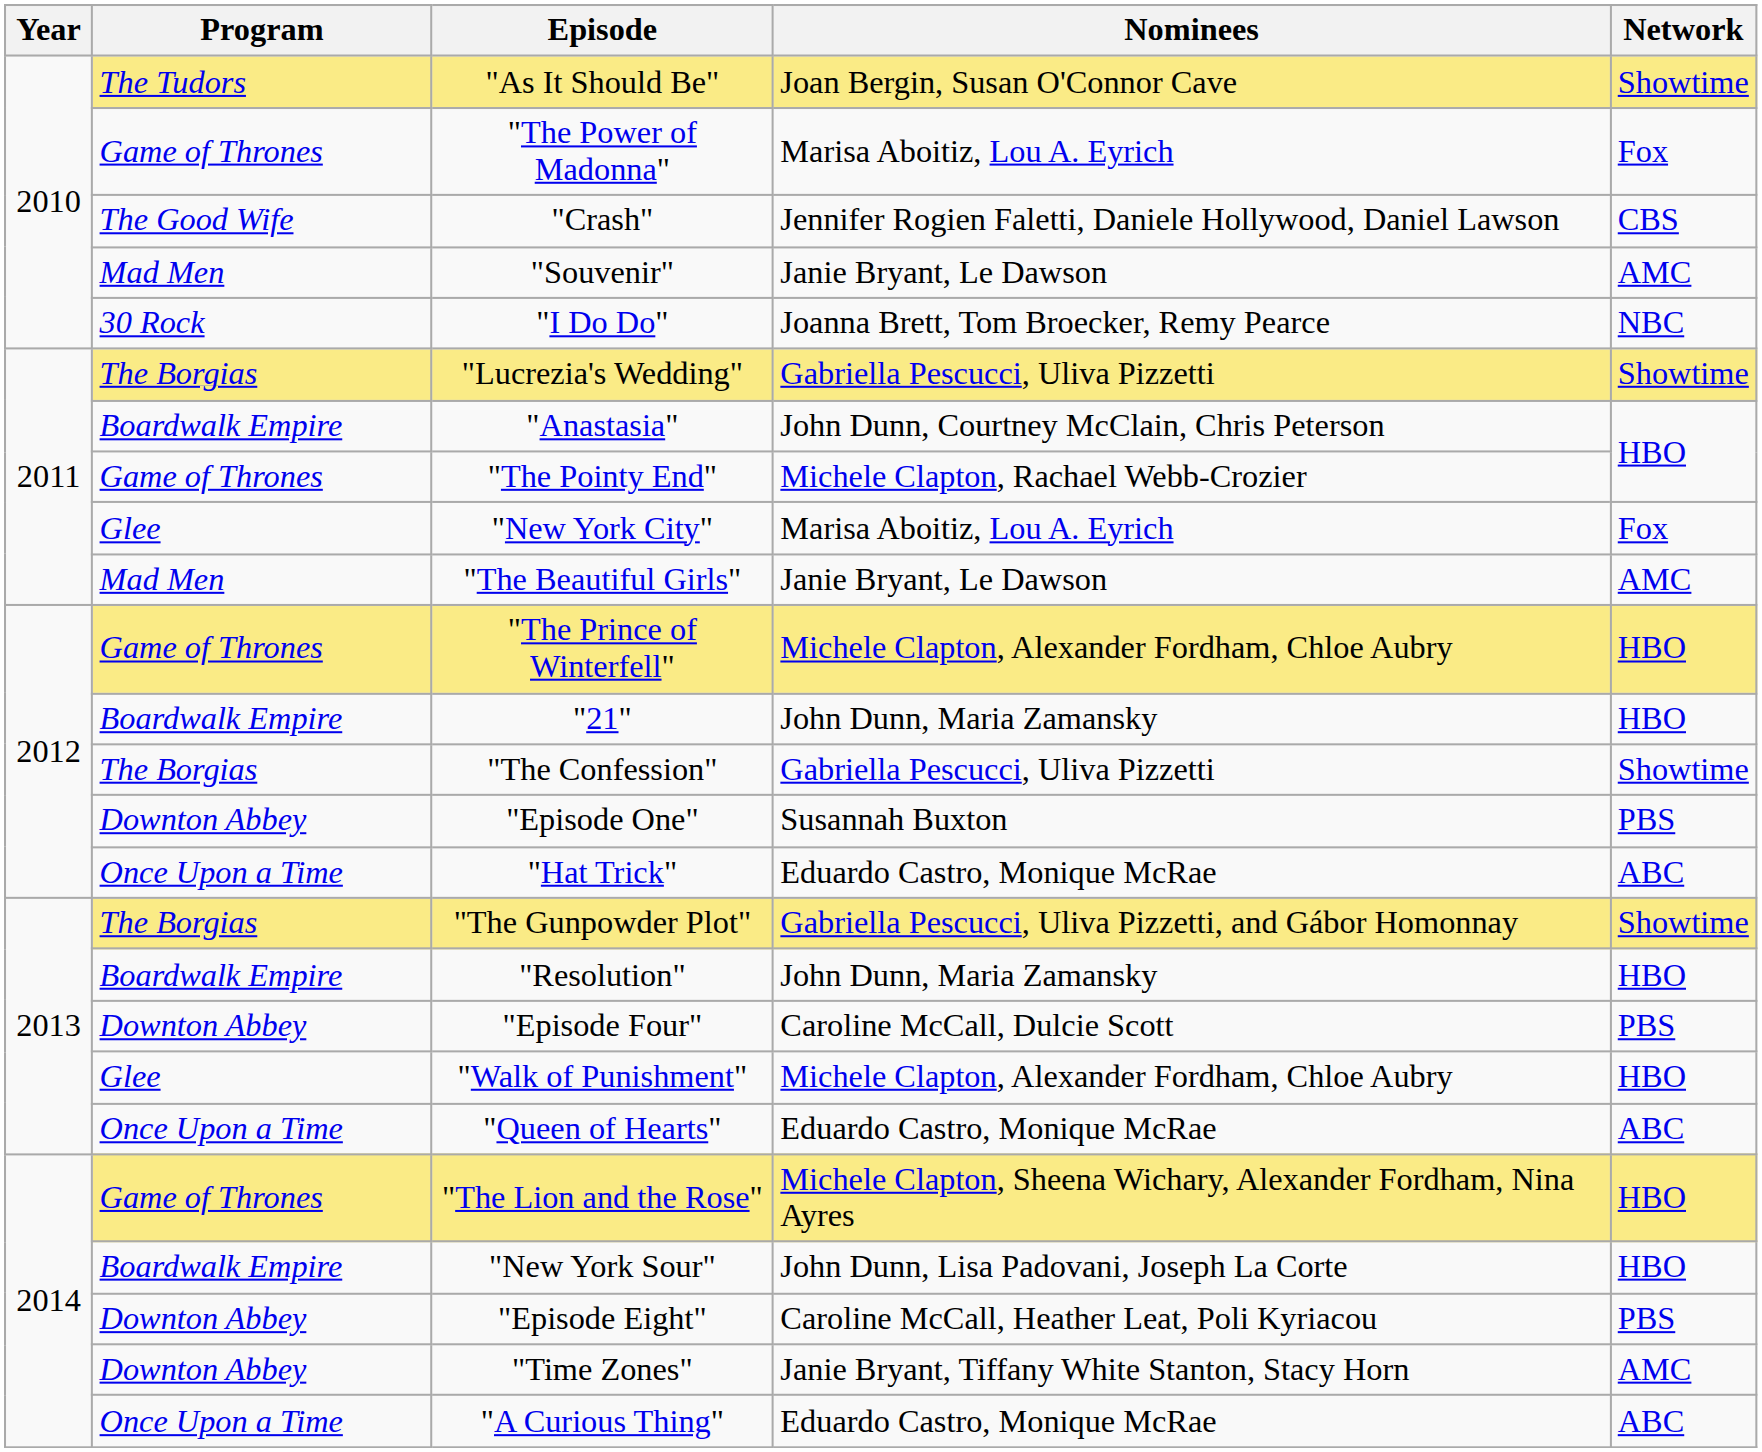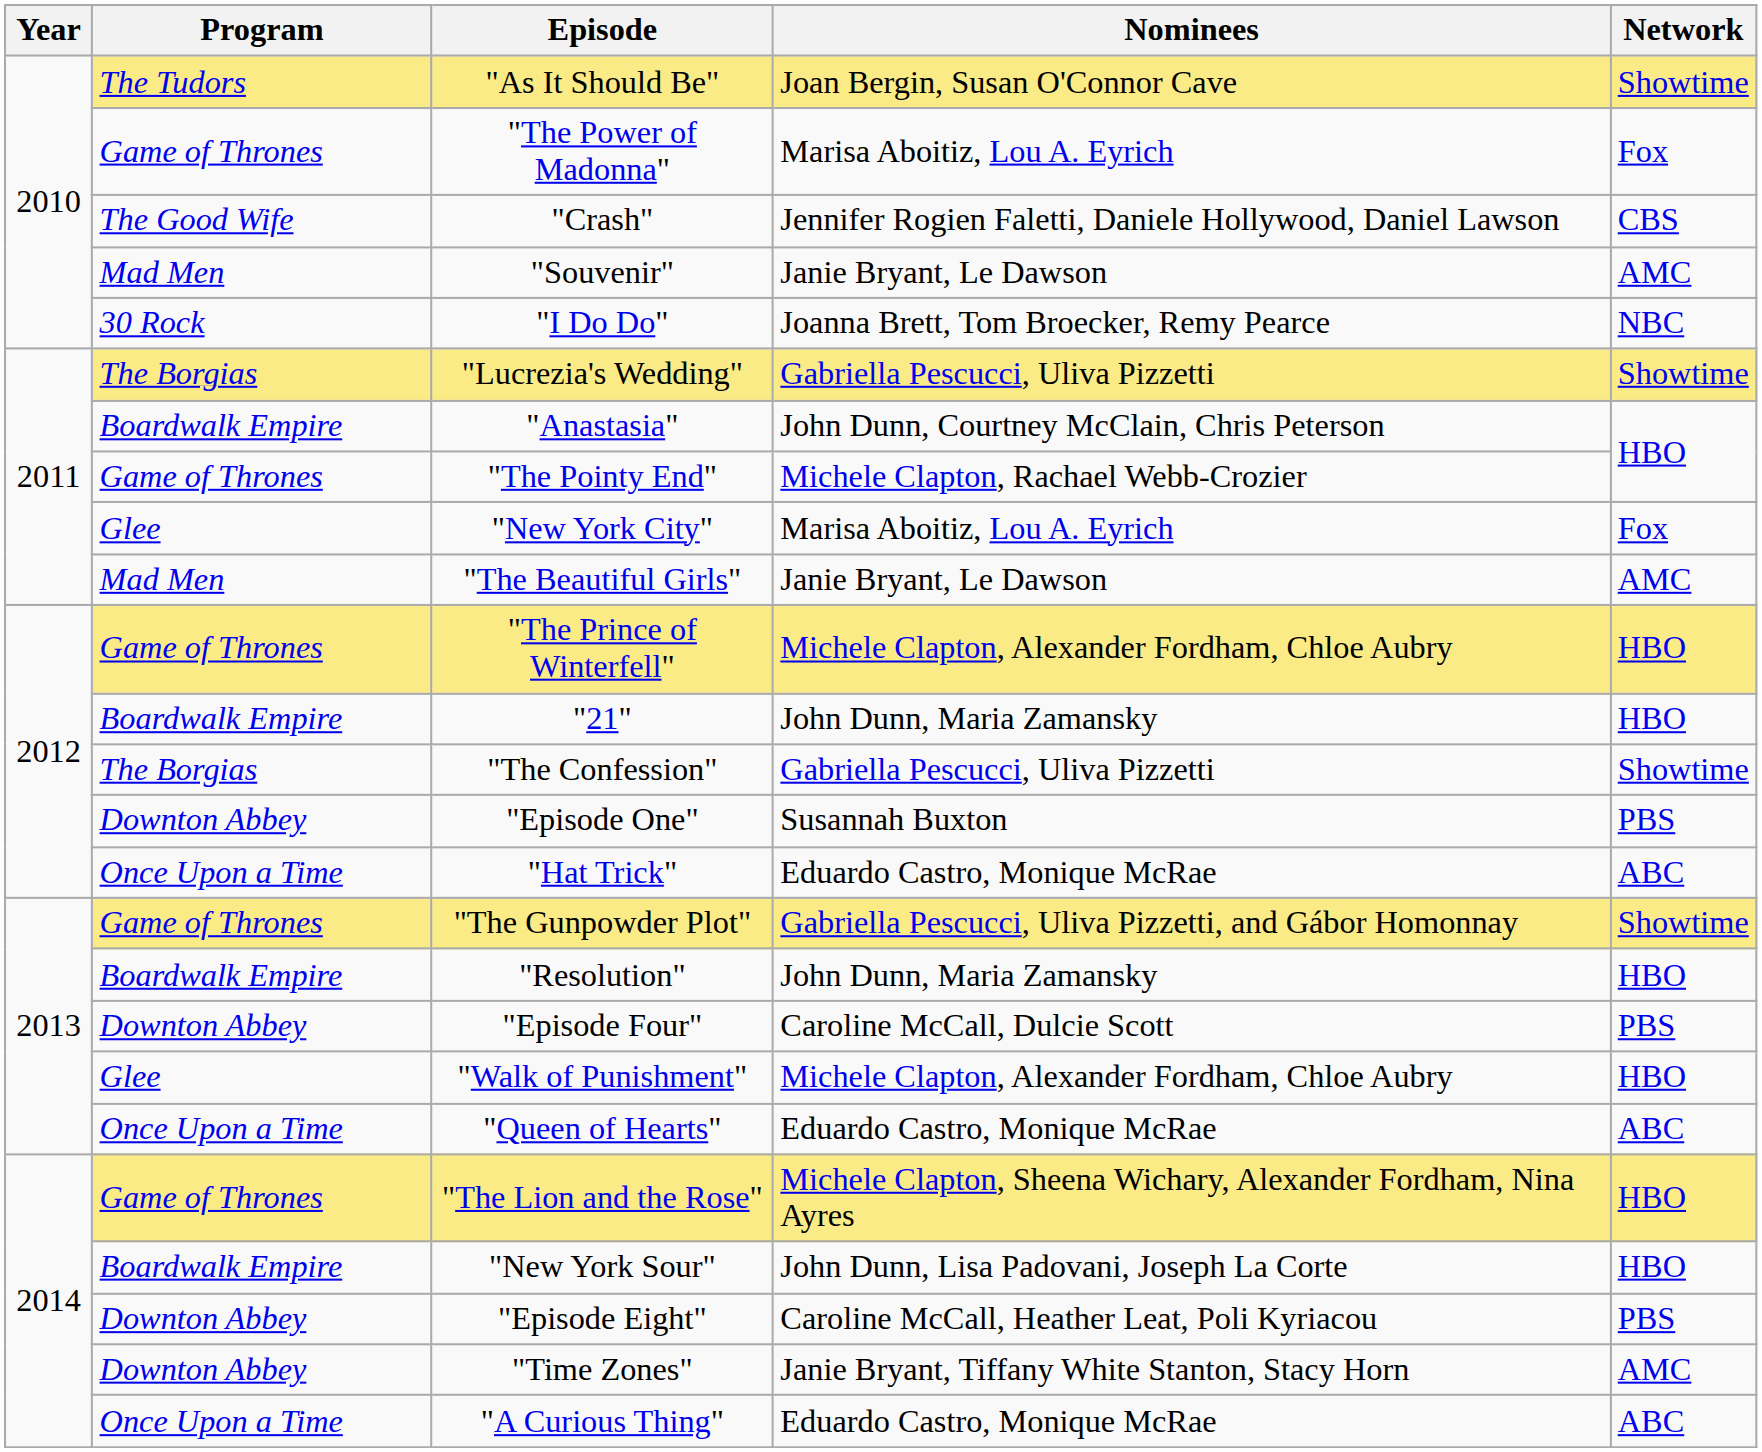(178, 922) The Borgias -> (211, 922) Game of Thrones
